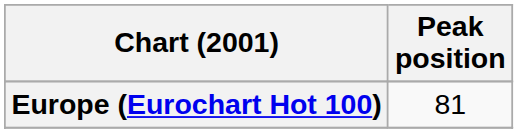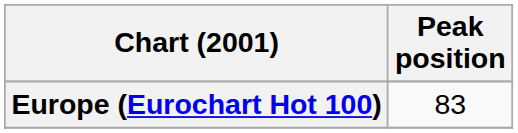(450, 104) 81 -> (450, 104) 83
